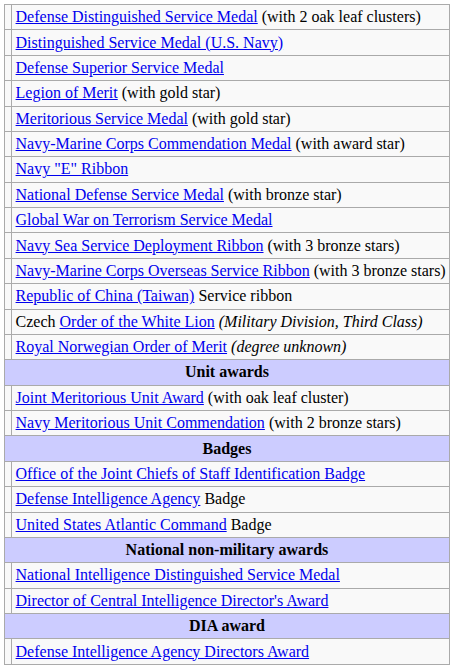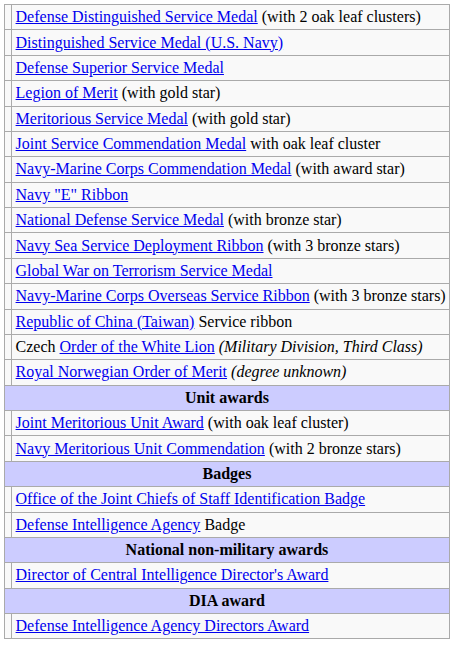+ row: (198, 144)
rows swapped: (144, 220) <-> (208, 245)
- row: (144, 524)
- row: (178, 575)
